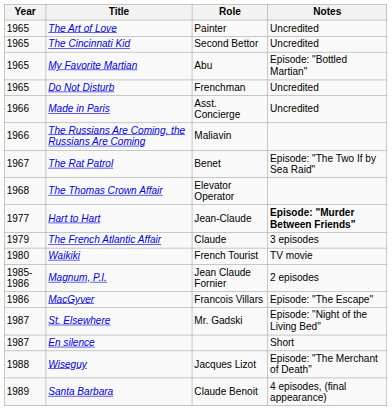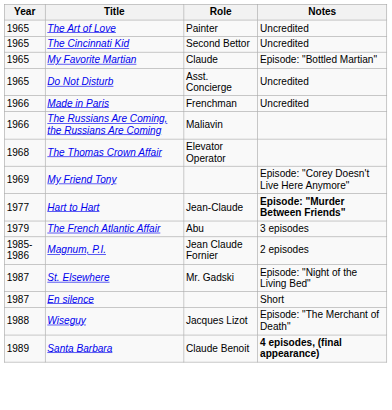(203, 66) Abu -> (202, 60) Claude
(220, 87) Frenchman -> (209, 82) Asst. Concierge
(217, 109) Asst. Concierge -> (211, 103) Frenchman
- row: (81, 164)
+ row: (82, 180)
(210, 240) Claude -> (195, 229) Abu
- row: (64, 256)
- row: (71, 299)
(308, 391) normal -> (301, 348) bold
